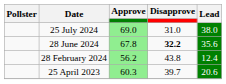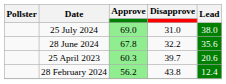(172, 44) bold -> (172, 44) normal
rows swapped: (74, 58) <-> (74, 72)
